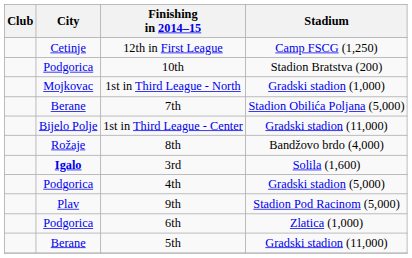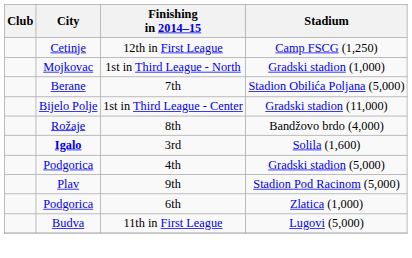- row: (173, 67)
+ row: (173, 223)
- row: (173, 243)
